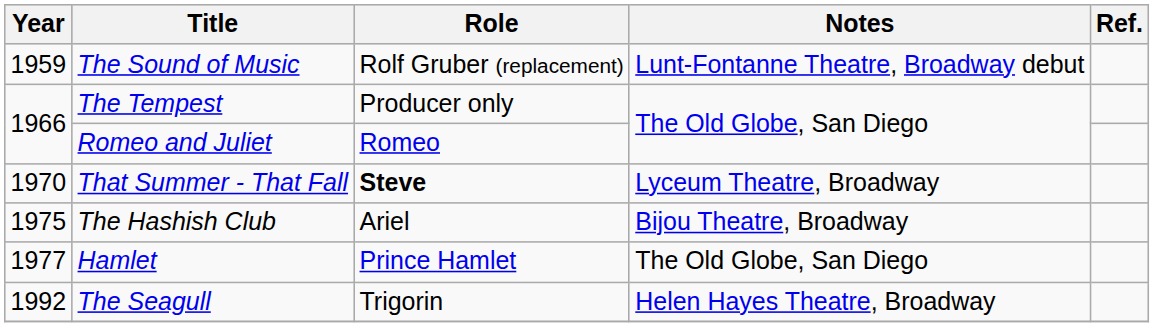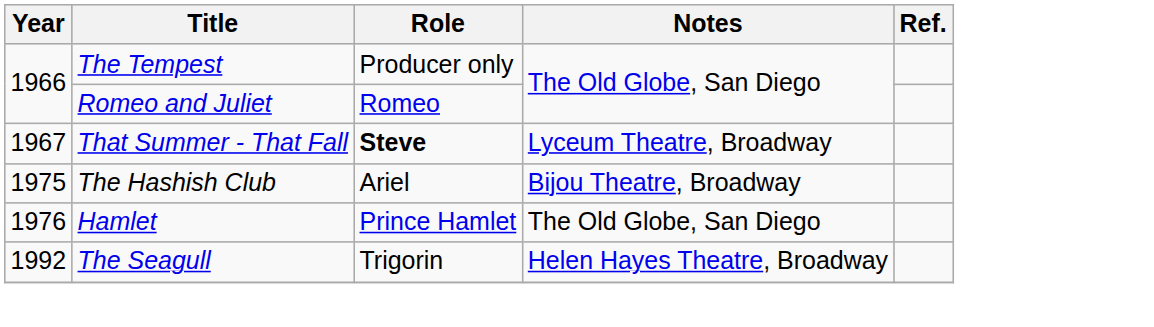- row: (189, 63)
(38, 182) 1970 -> (38, 143) 1967
(38, 261) 1977 -> (38, 222) 1976
